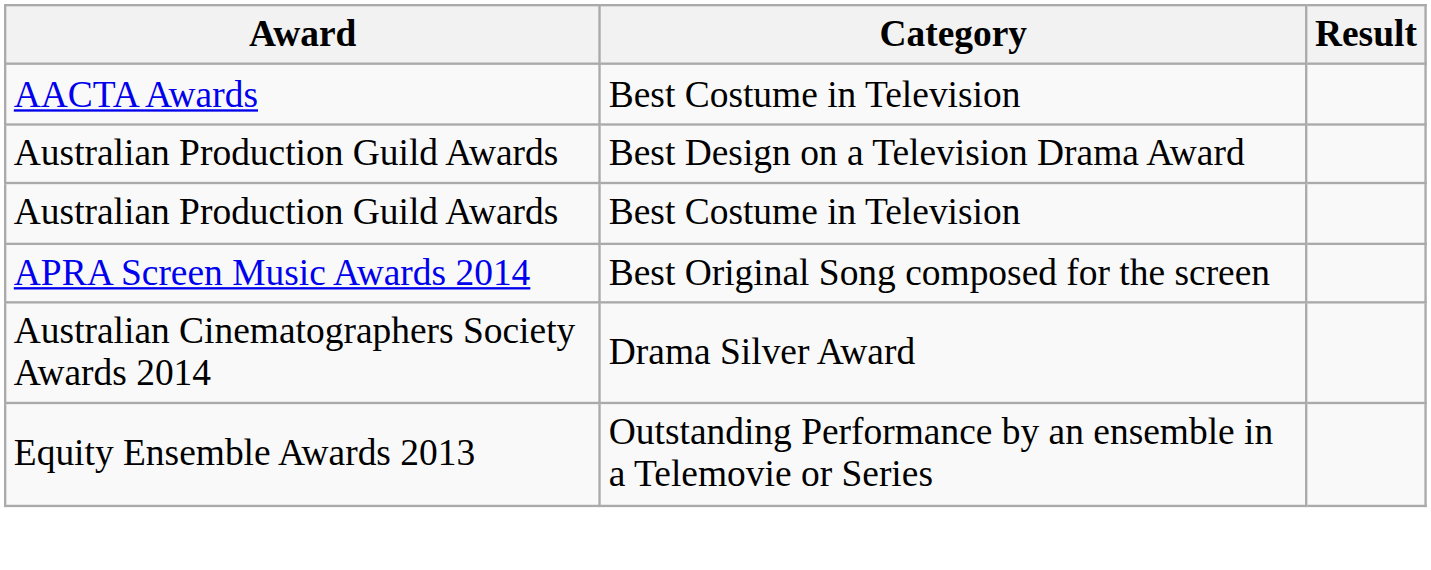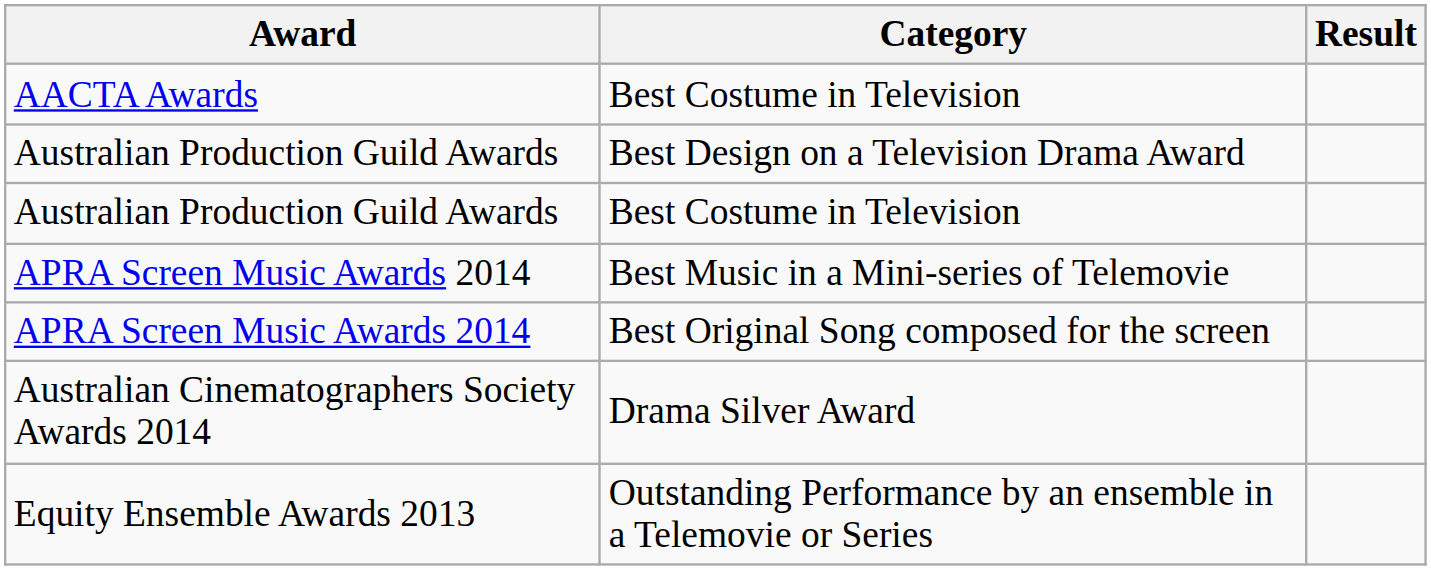+ row: (272, 271)
